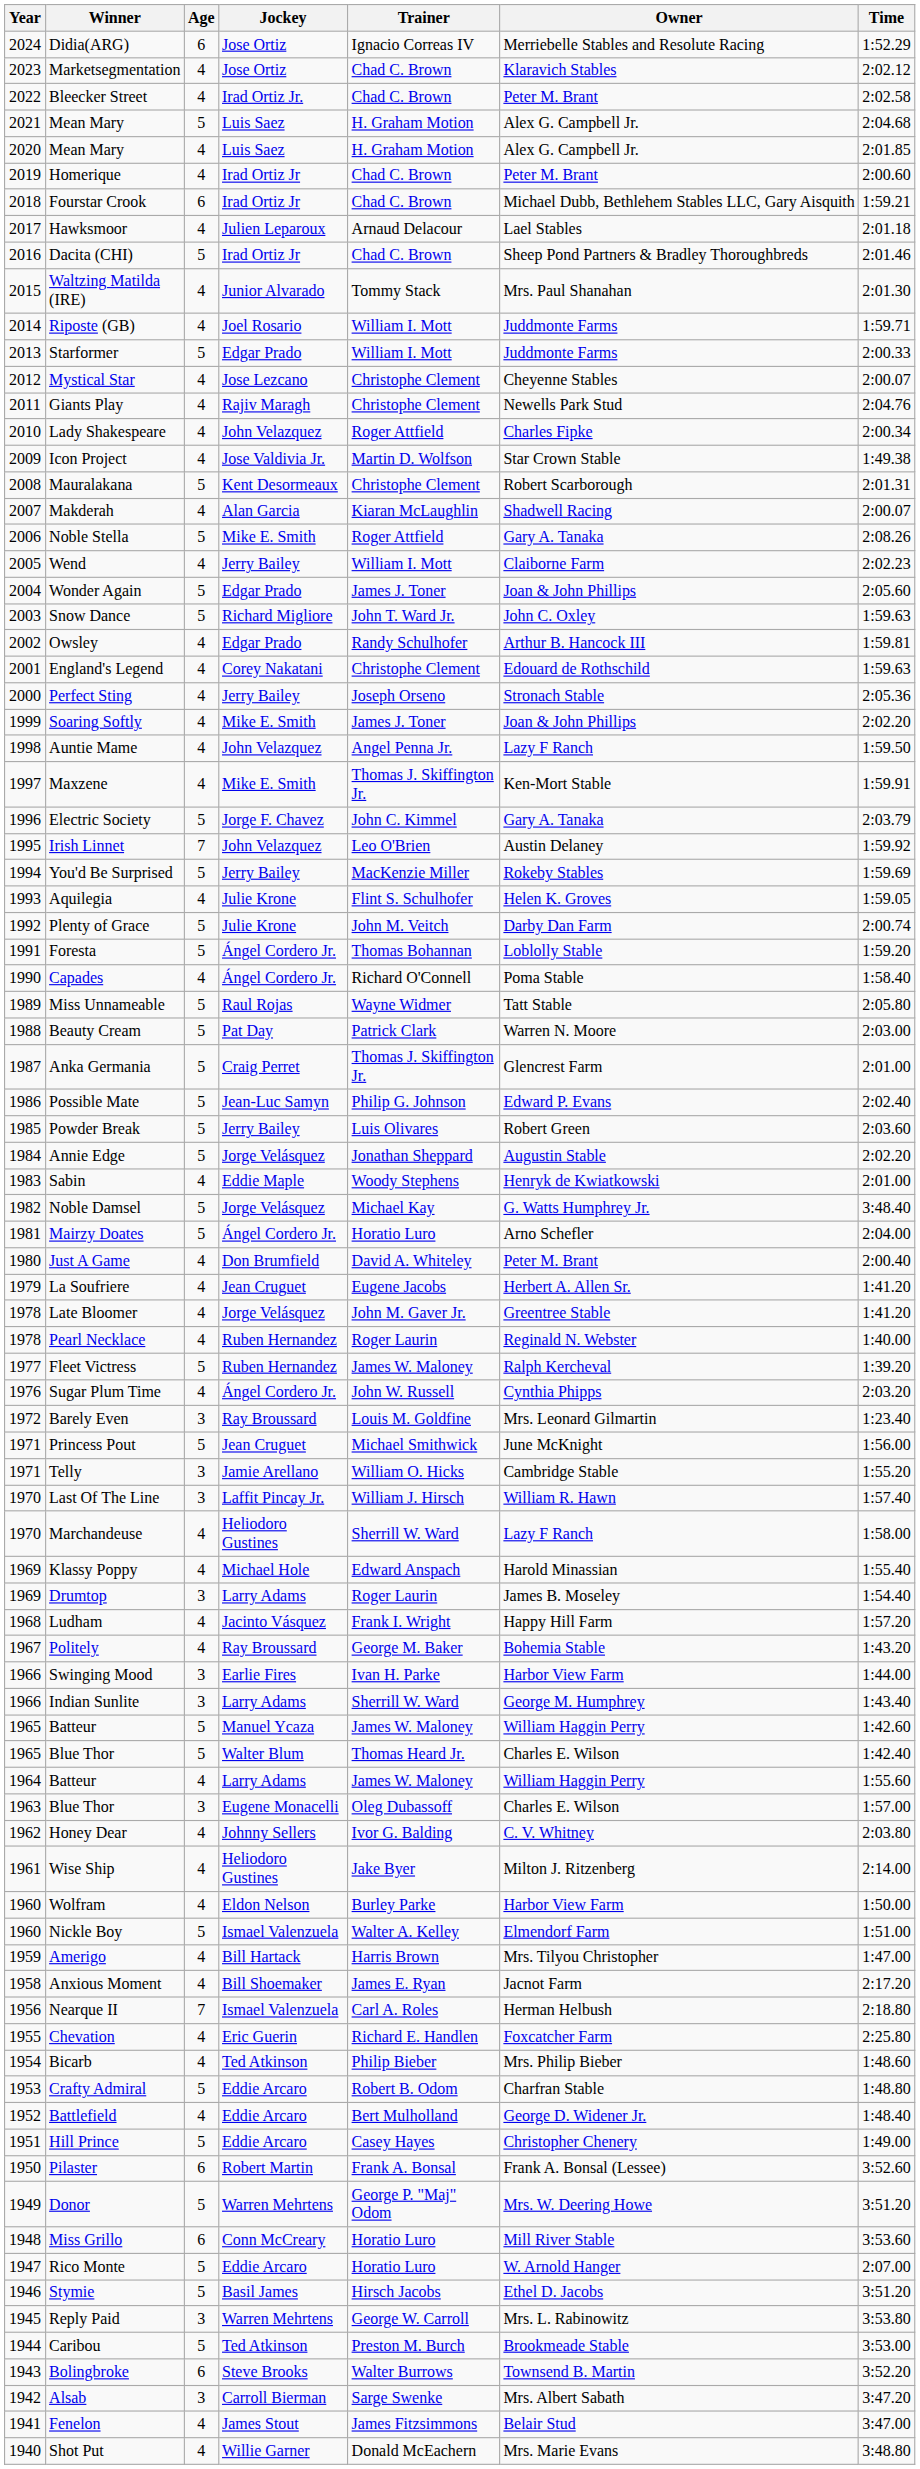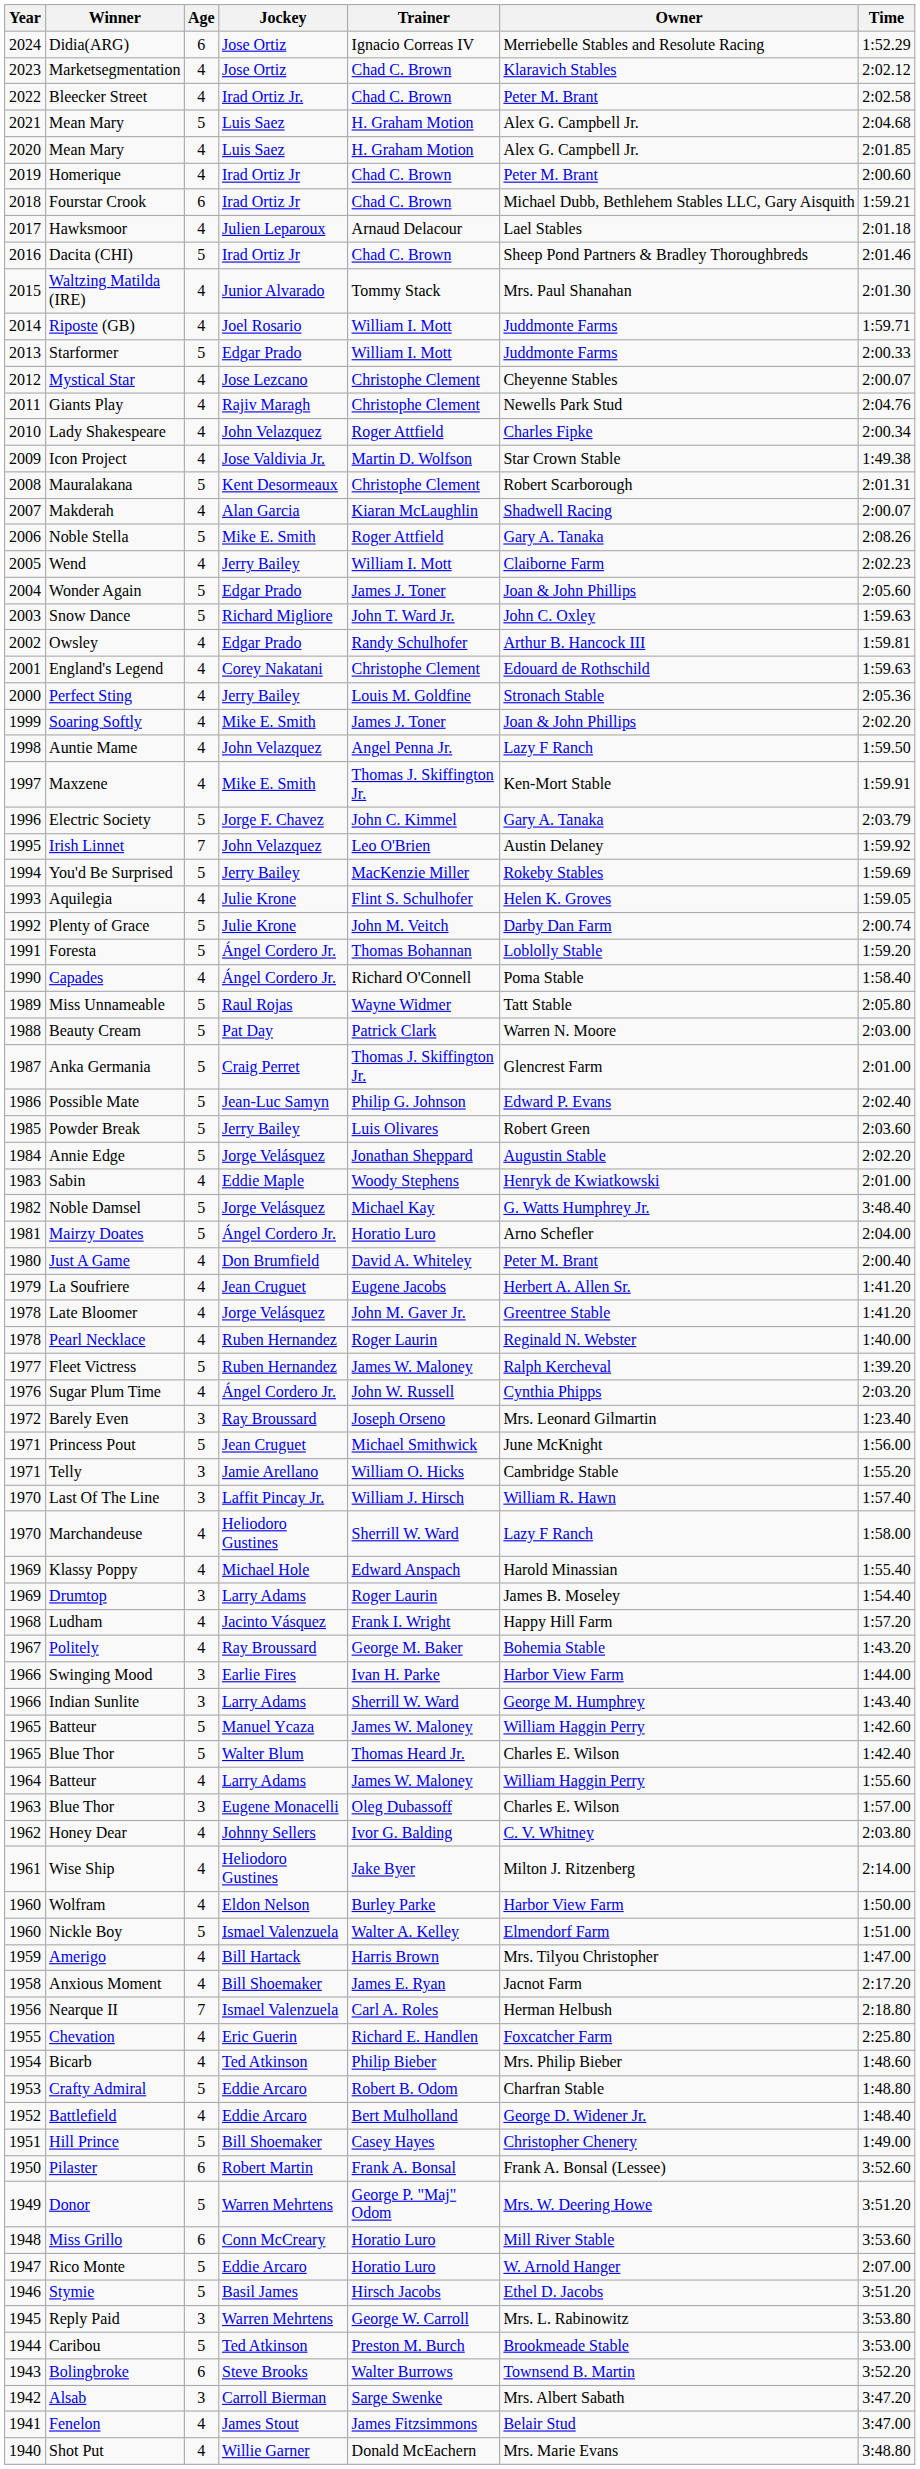(398, 696) Joseph Orseno -> (411, 696) Louis M. Goldfine
(411, 1419) Louis M. Goldfine -> (398, 1419) Joseph Orseno
(264, 2142) Eddie Arcaro -> (272, 2142) Bill Shoemaker
